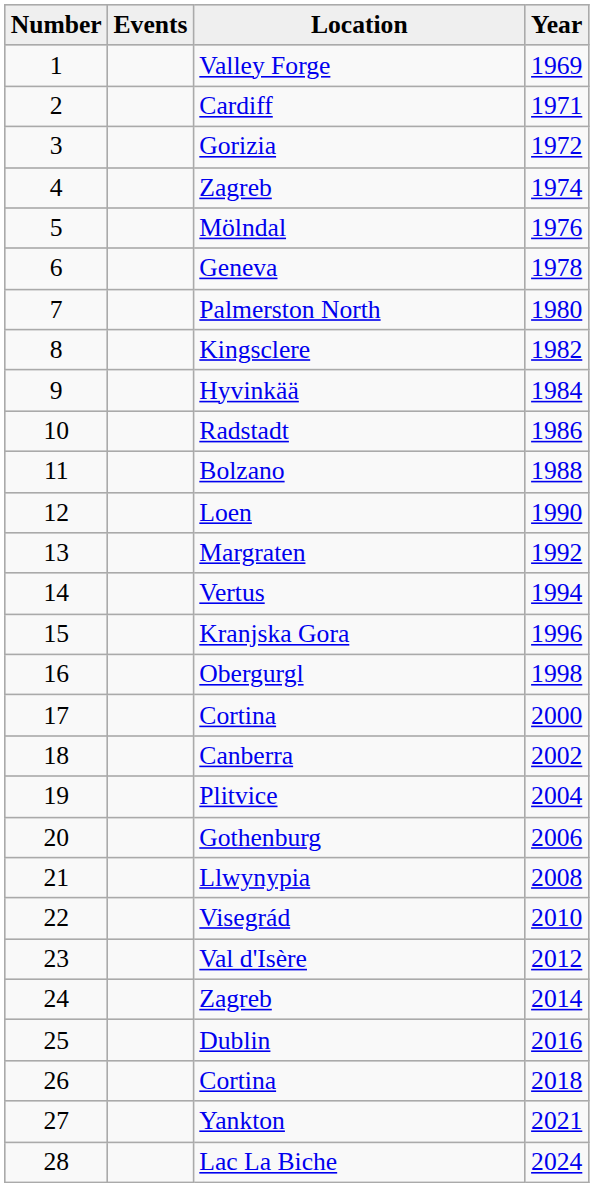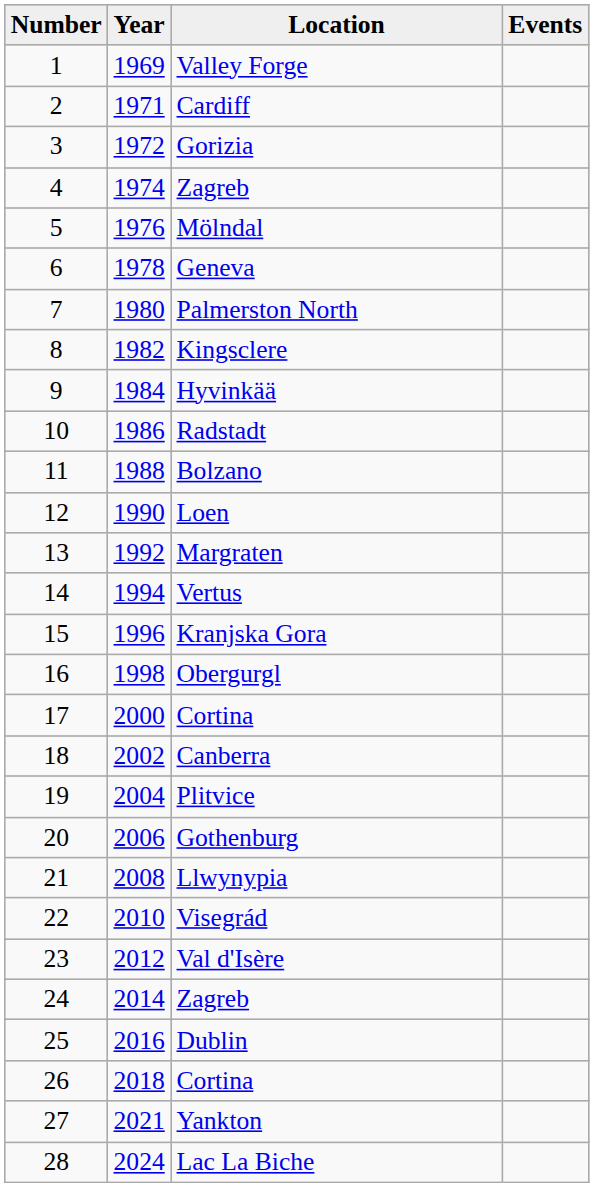columns swapped: (557, 24) <-> (151, 24)
